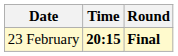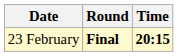columns swapped: (103, 16) <-> (149, 16)
